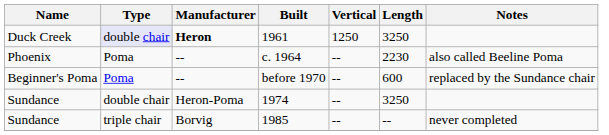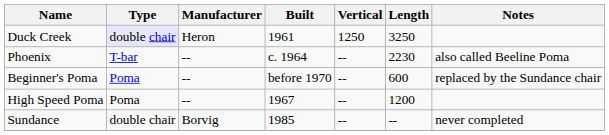(193, 36) bold -> (198, 36) normal
(119, 57) Poma -> (124, 57) T-bar
+ row: (281, 99)
- row: (275, 99)
(132, 120) triple chair -> (143, 120) double chair
